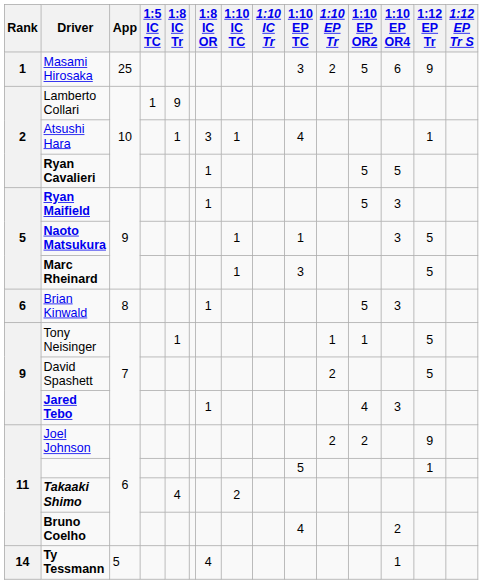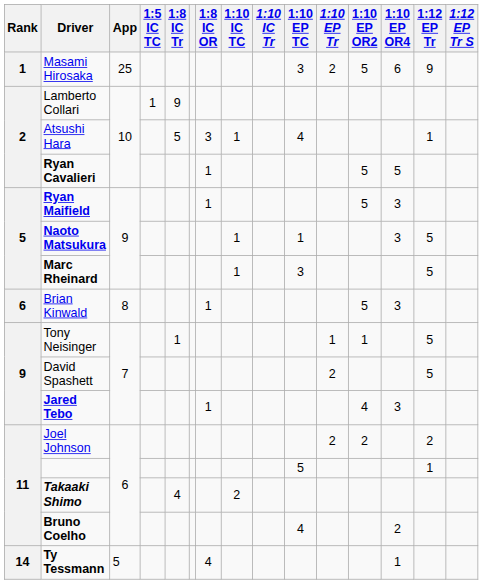(177, 136) 1 -> (177, 136) 5
(430, 441) 9 -> (430, 441) 2
